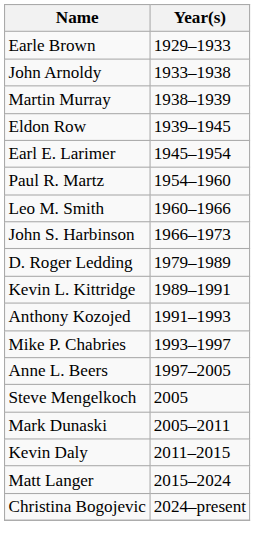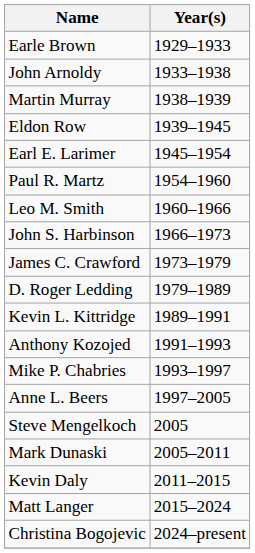+ row: (74, 262)
